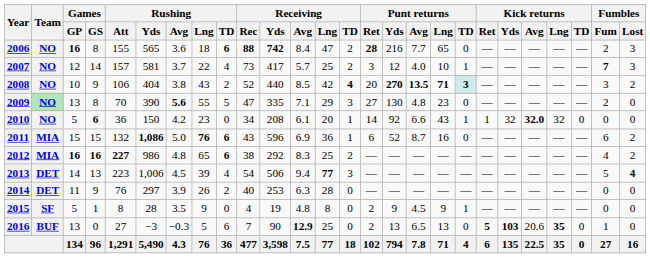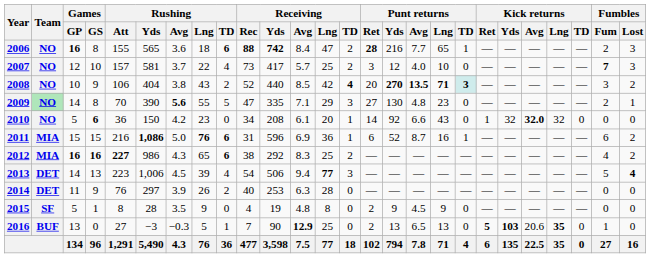(466, 48) 0 -> (466, 48) 1
(95, 66) 14 -> (95, 66) 10
(466, 66) 1 -> (466, 66) 0
(74, 102) 13 -> (74, 102) 14
(633, 102) 0 -> (633, 102) 1
(466, 119) 1 -> (466, 119) 0
(121, 137) 132 -> (121, 137) 216
(248, 137) 43 -> (248, 137) 31
(466, 137) 0 -> (466, 137) 1
(179, 155) 4.8 -> (179, 155) 4.3
(466, 208) 1 -> (466, 208) 0
(227, 226) 6 -> (227, 226) 1
